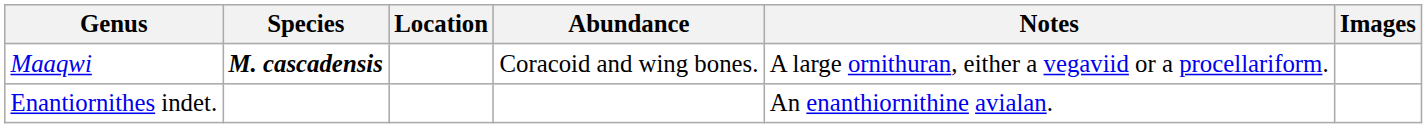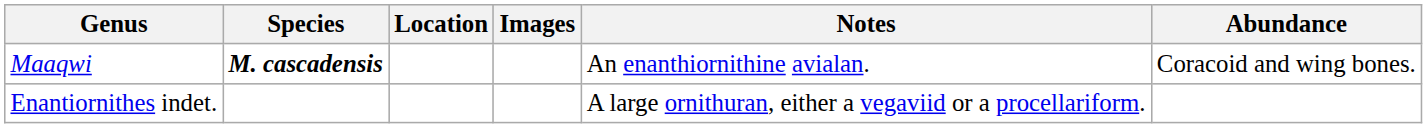columns swapped: (629, 24) <-> (1378, 24)
(1049, 63) A large ornithuran, either a vegaviid or a procellariform. -> (728, 63) An enanthiornithine avialan.
(911, 102) An enanthiornithine avialan. -> (866, 102) A large ornithuran, either a vegaviid or a procellariform.
